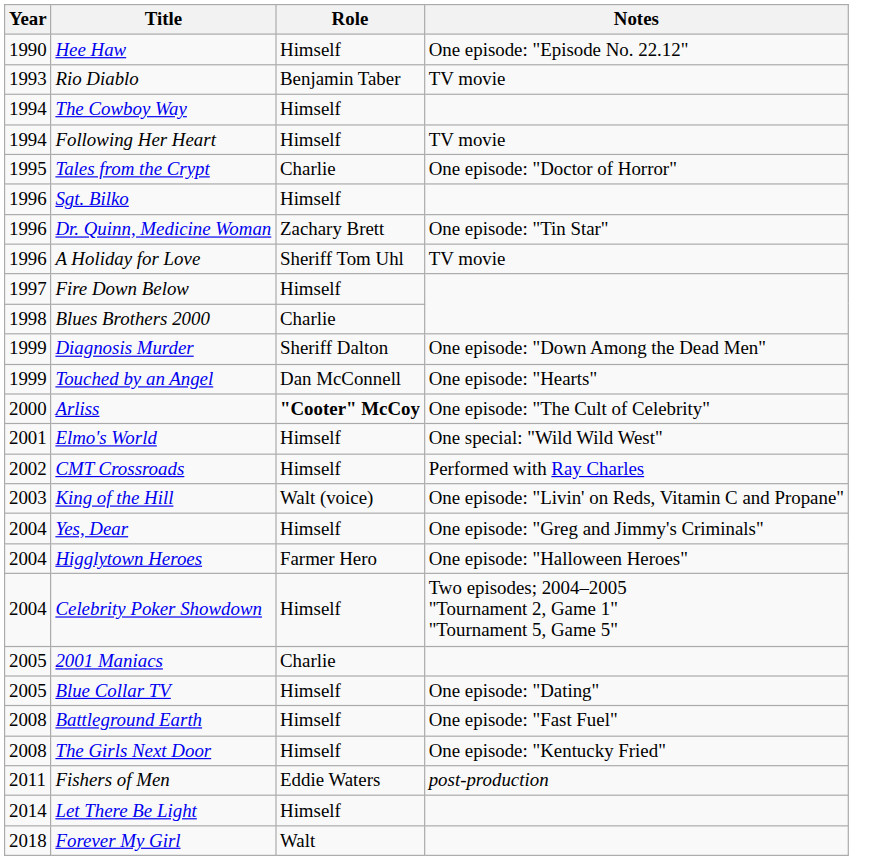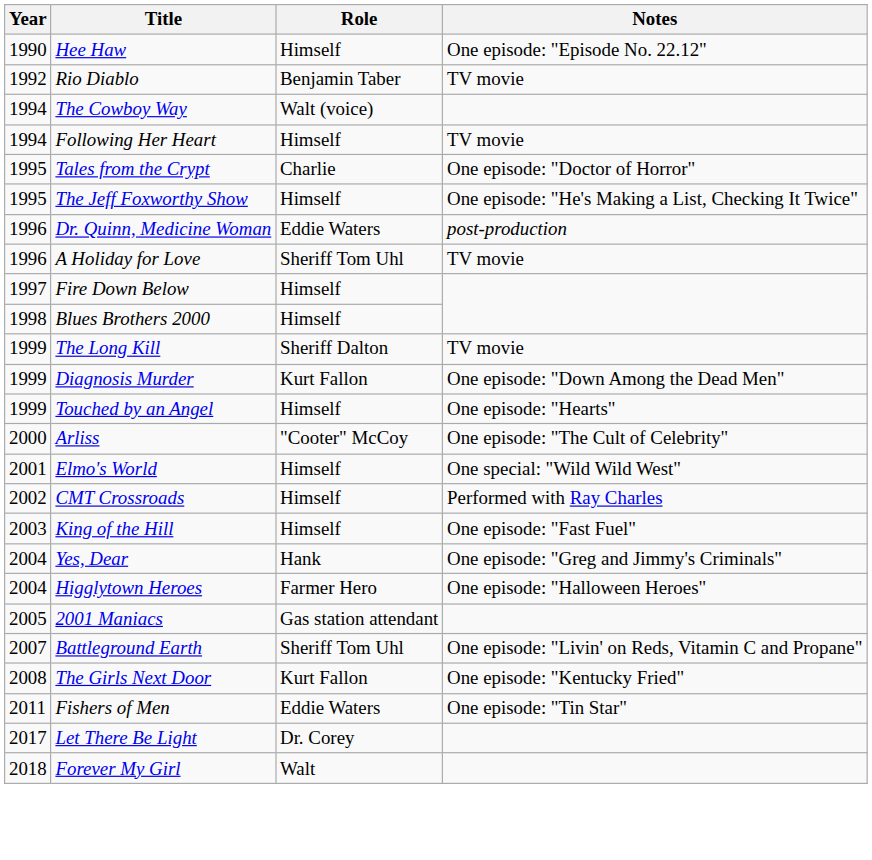(28, 79) 1993 -> (28, 79) 1992
(310, 109) Himself -> (327, 109) Walt (voice)
+ row: (152, 199)
- row: (92, 199)
(332, 229) Zachary Brett -> (330, 229) Eddie Waters
(519, 229) One episode: "Tin Star" -> (507, 229) post-production
(308, 318) Charlie -> (310, 318) Himself
+ row: (108, 348)
(334, 348) Sheriff Dalton -> (324, 378) Kurt Fallon
(341, 378) Dan McConnell -> (310, 408) Himself
(350, 408) bold -> (344, 438) normal
(327, 498) Walt (voice) -> (310, 528) Himself
(636, 498) One episode: "Livin' on Reds, Vitamin C and Propane" -> (542, 528) One episode: "Fast Fuel"
(310, 528) Himself -> (300, 558) Hank
- row: (159, 609)
(308, 660) Charlie -> (359, 618) Gas station attendant
- row: (113, 690)
(28, 720) 2008 -> (28, 648) 2007
(310, 720) Himself -> (342, 648) Sheriff Tom Uhl
(523, 720) One episode: "Fast Fuel" -> (655, 648) One episode: "Livin' on Reds, Vitamin C and Propane"
(310, 750) Himself -> (324, 678) Kurt Fallon
(489, 780) post-production -> (537, 708) One episode: "Tin Star"
(28, 810) 2014 -> (28, 738) 2017
(310, 810) Himself -> (317, 738) Dr. Corey
